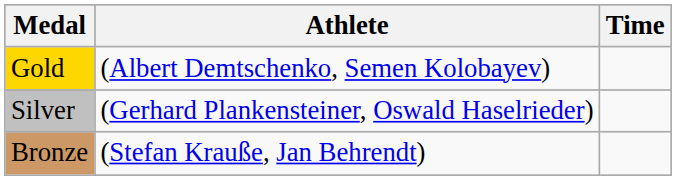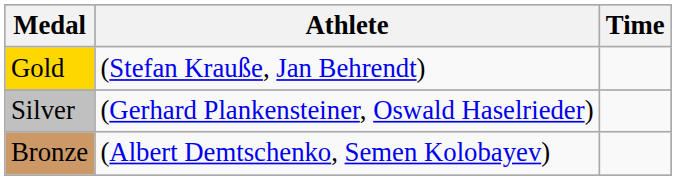(325, 68) (Albert Demtschenko, Semen Kolobayev) -> (263, 68) (Stefan Krauße, Jan Behrendt)
(263, 152) (Stefan Krauße, Jan Behrendt) -> (325, 152) (Albert Demtschenko, Semen Kolobayev)
